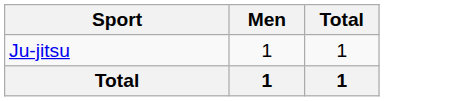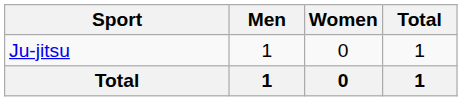+ column: (343, 19)
